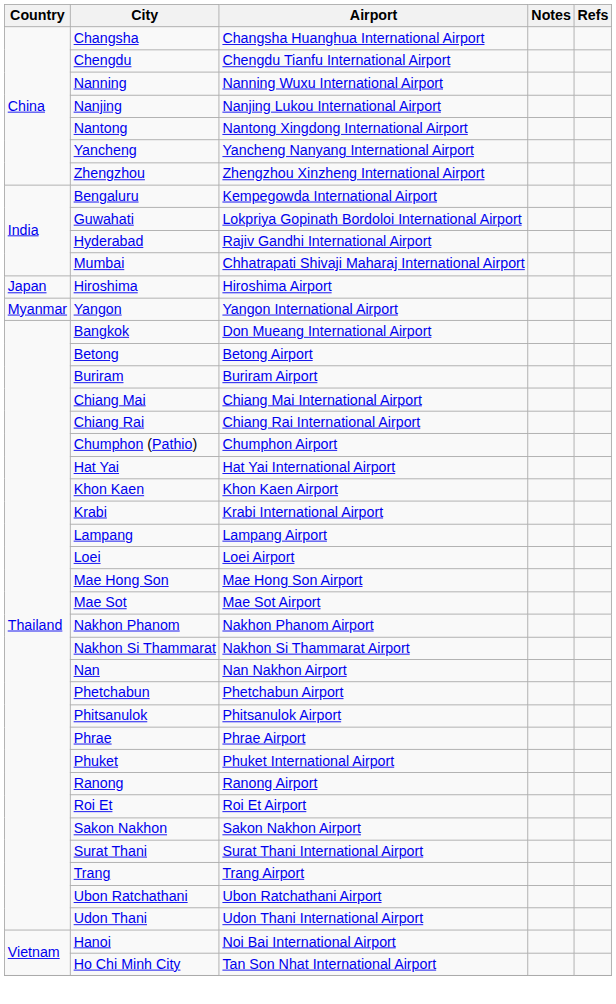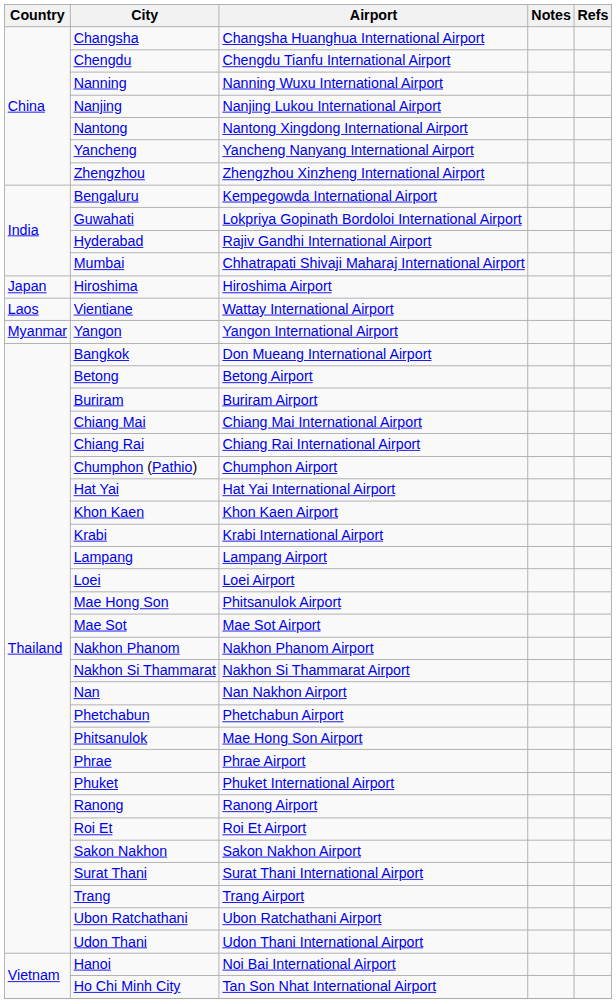+ row: (103, 309)
(292, 580) Mae Hong Son Airport -> (282, 602) Phitsanulok Airport
(282, 715) Phitsanulok Airport -> (292, 738) Mae Hong Son Airport
